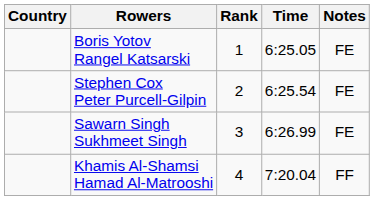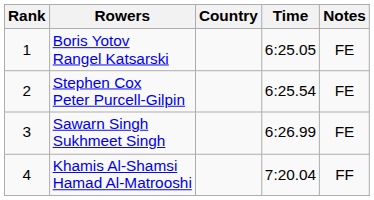columns swapped: (239, 16) <-> (37, 16)
